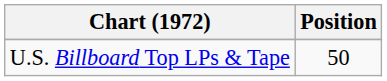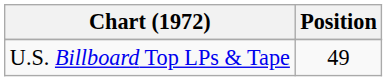(338, 57) 50 -> (338, 57) 49
